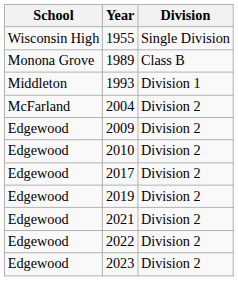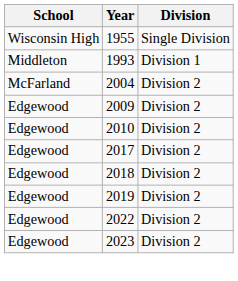- row: (120, 60)
+ row: (120, 173)
- row: (120, 219)
